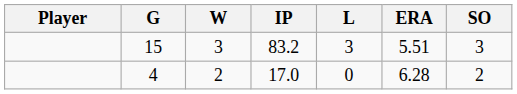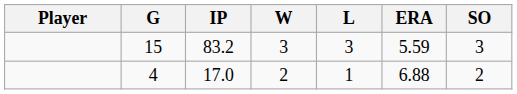columns swapped: (284, 18) <-> (218, 18)
(414, 46) 5.51 -> (414, 46) 5.59
(349, 74) 0 -> (349, 74) 1
(414, 74) 6.28 -> (414, 74) 6.88
